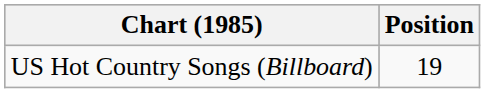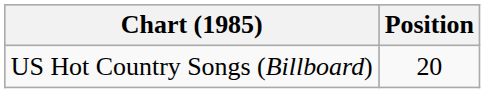(429, 66) 19 -> (429, 66) 20
